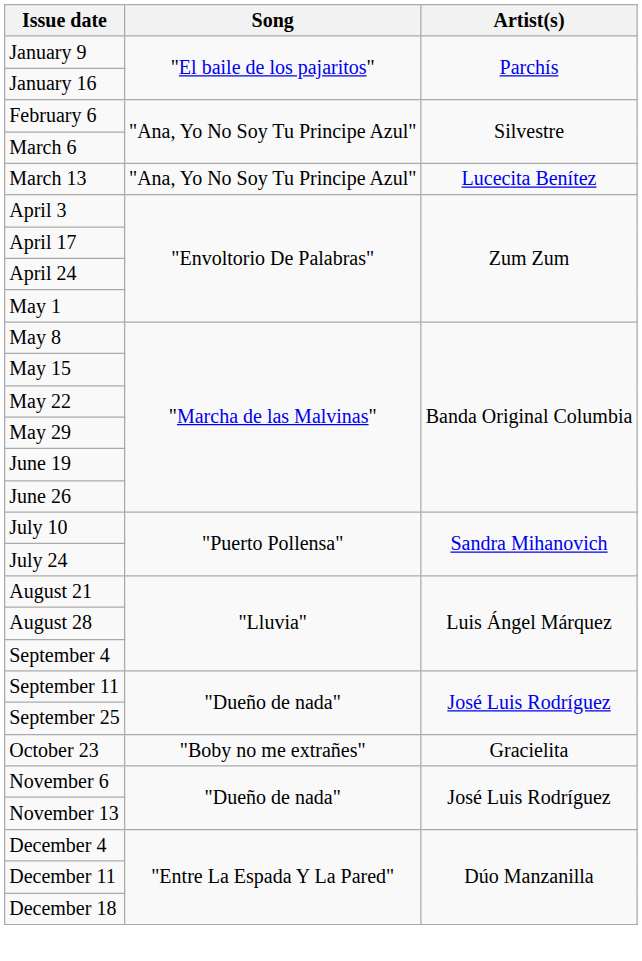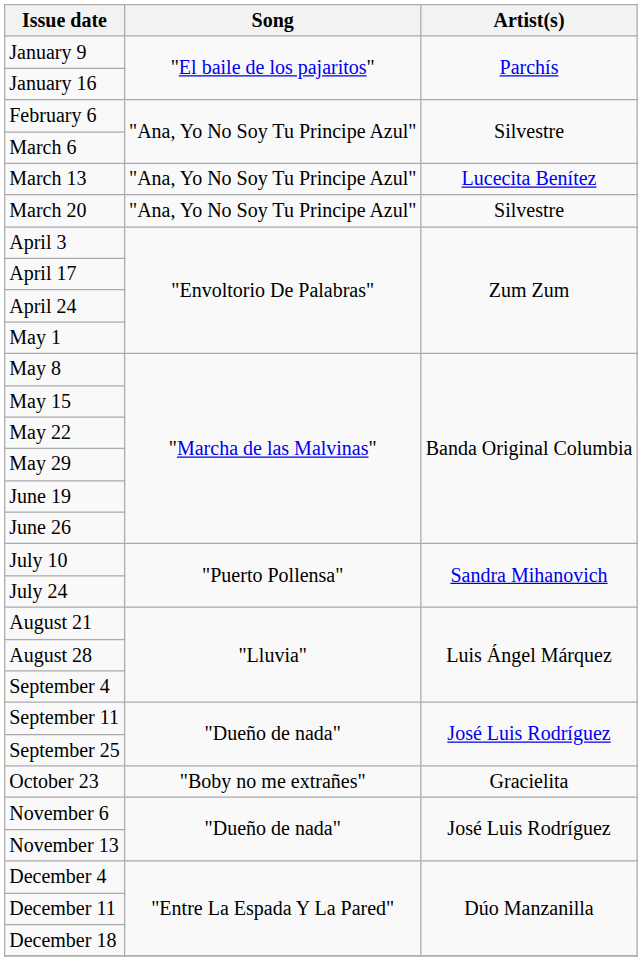+ row: (48, 210)
